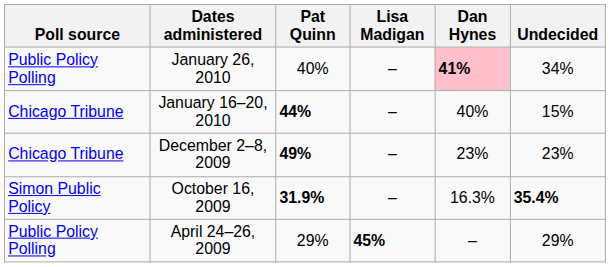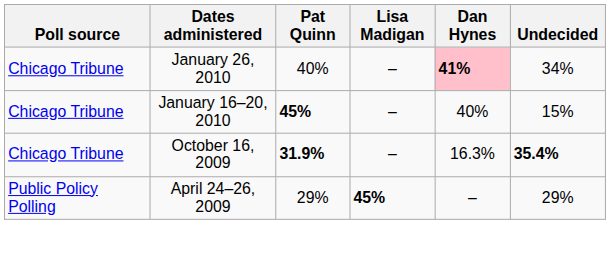(53, 68) Public Policy Polling -> (66, 68) Chicago Tribune
(295, 111) 44% -> (295, 111) 45%
- row: (213, 154)
(54, 197) Simon Public Policy -> (66, 154) Chicago Tribune
